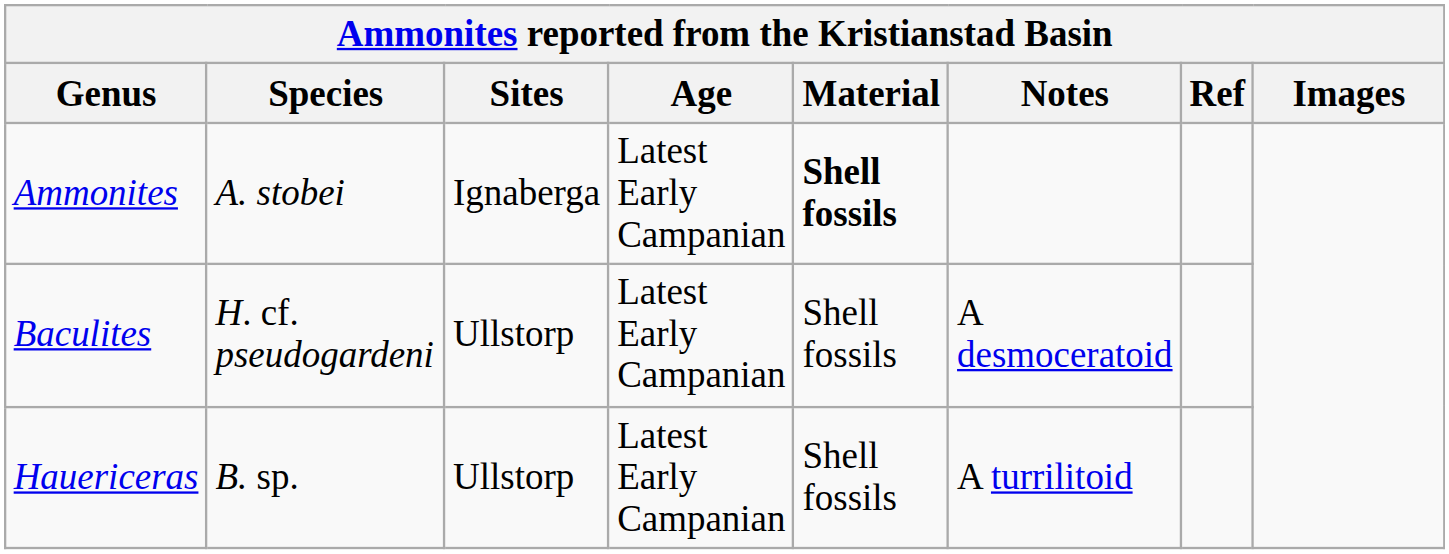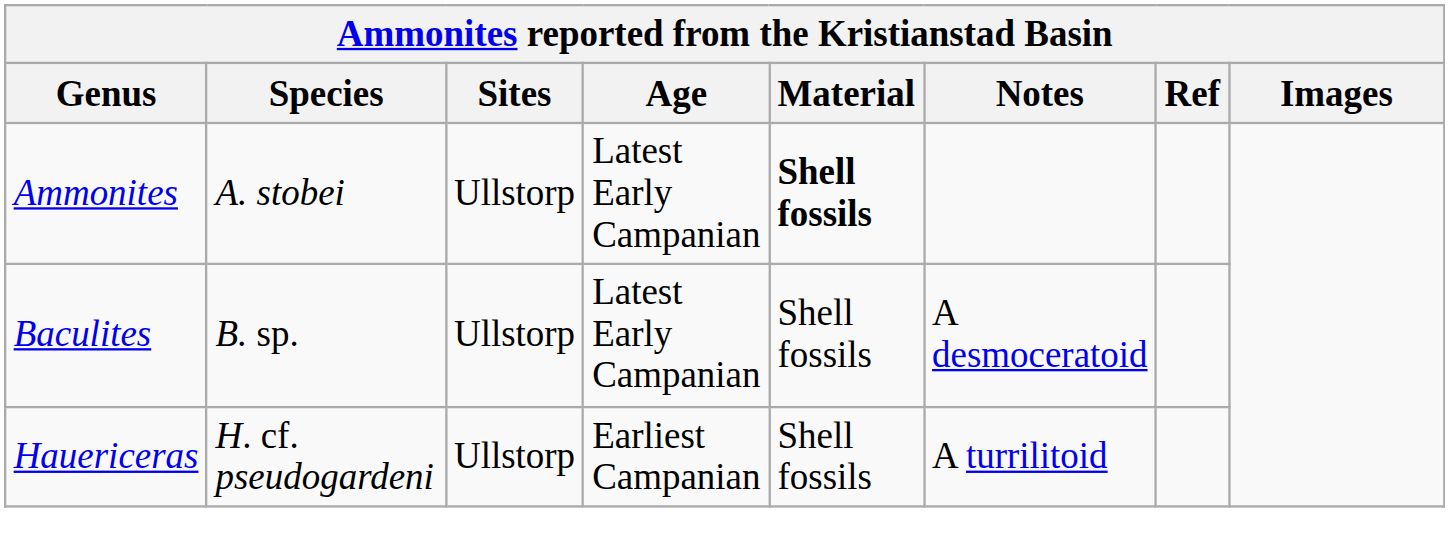(527, 192) Ignaberga -> (515, 192) Ullstorp
(325, 334) H. cf. pseudogardeni -> (257, 334) B. sp.
(257, 476) B. sp. -> (325, 455) H. cf. pseudogardeni
(701, 476) Latest Early Campanian -> (676, 455) Earliest Campanian
